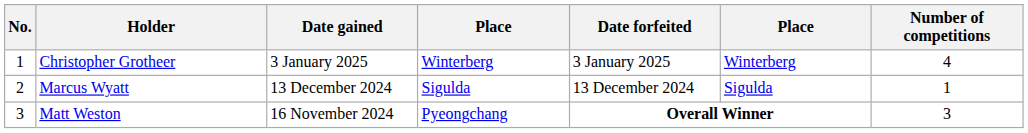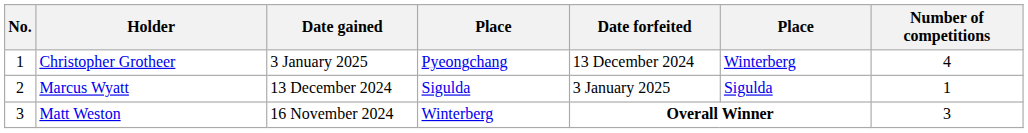(457, 61) Winterberg -> (465, 61) Pyeongchang
(621, 61) 3 January 2025 -> (633, 61) 13 December 2024
(633, 88) 13 December 2024 -> (621, 88) 3 January 2025
(465, 114) Pyeongchang -> (457, 114) Winterberg
